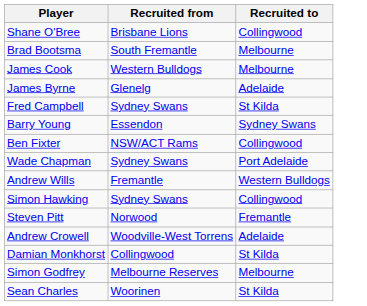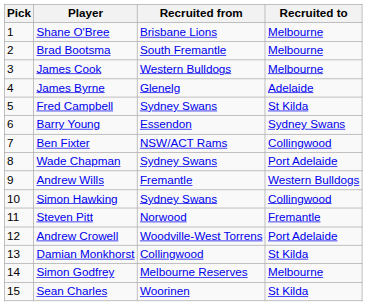+ column: (19, 13)
(270, 32) Collingwood -> (296, 32) Melbourne
(261, 236) Adelaide -> (303, 236) Port Adelaide
